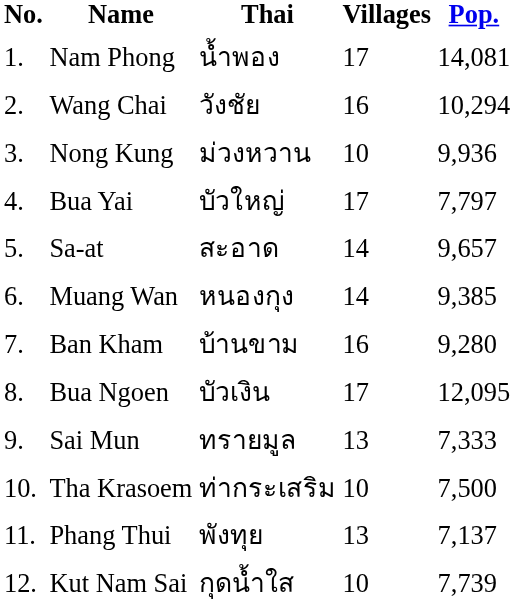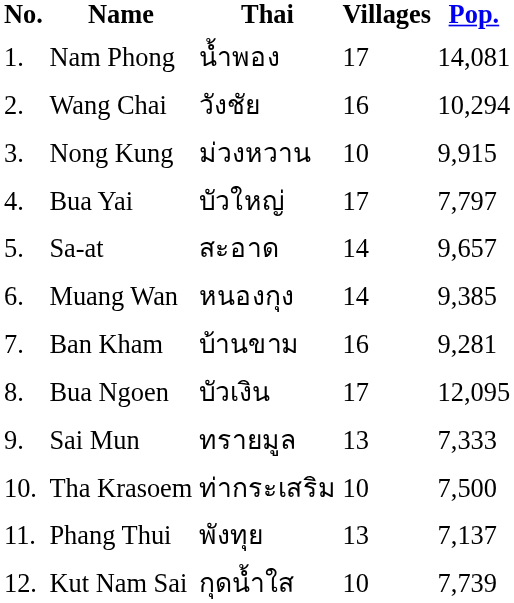(467, 152) 9,936 -> (467, 152) 9,915
(467, 343) 9,280 -> (467, 343) 9,281
